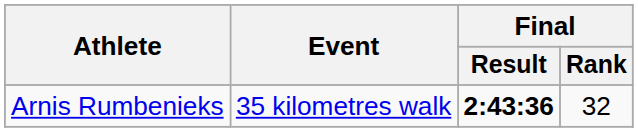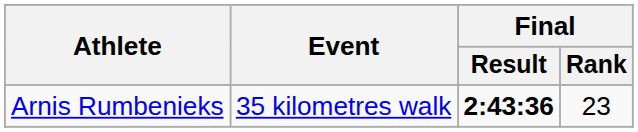(596, 106) 32 -> (596, 106) 23
